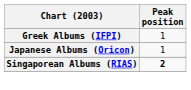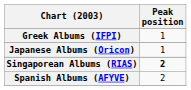+ row: (72, 78)
